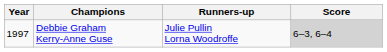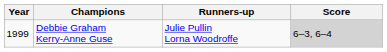(18, 33) 1997 -> (18, 33) 1999
